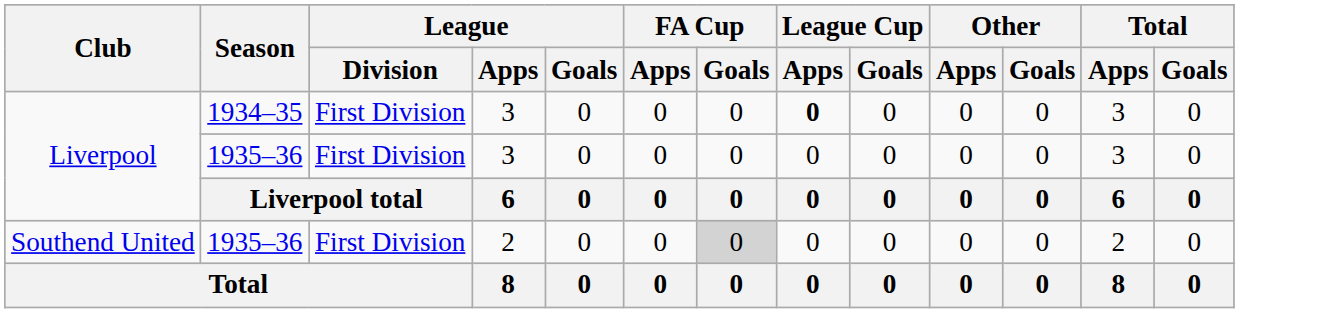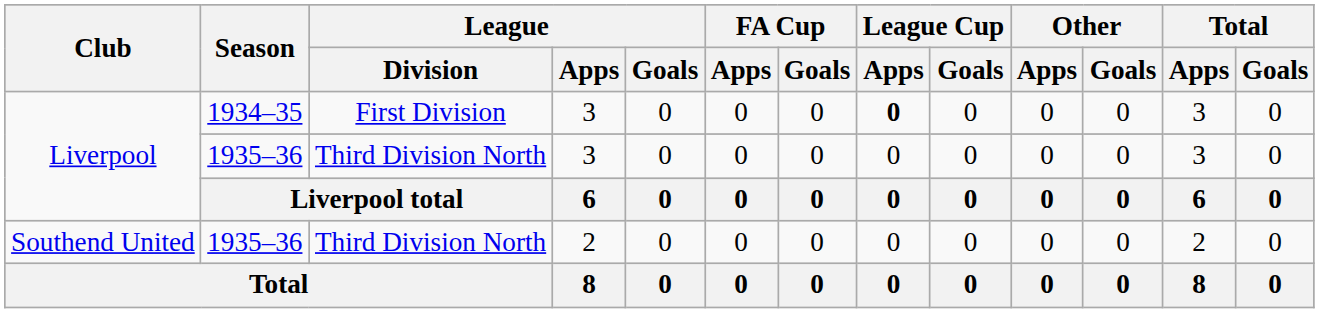(390, 155) First Division -> (431, 155) Third Division North
(390, 241) First Division -> (431, 241) Third Division North
(736, 241) lightgrey background -> (817, 241) no background
